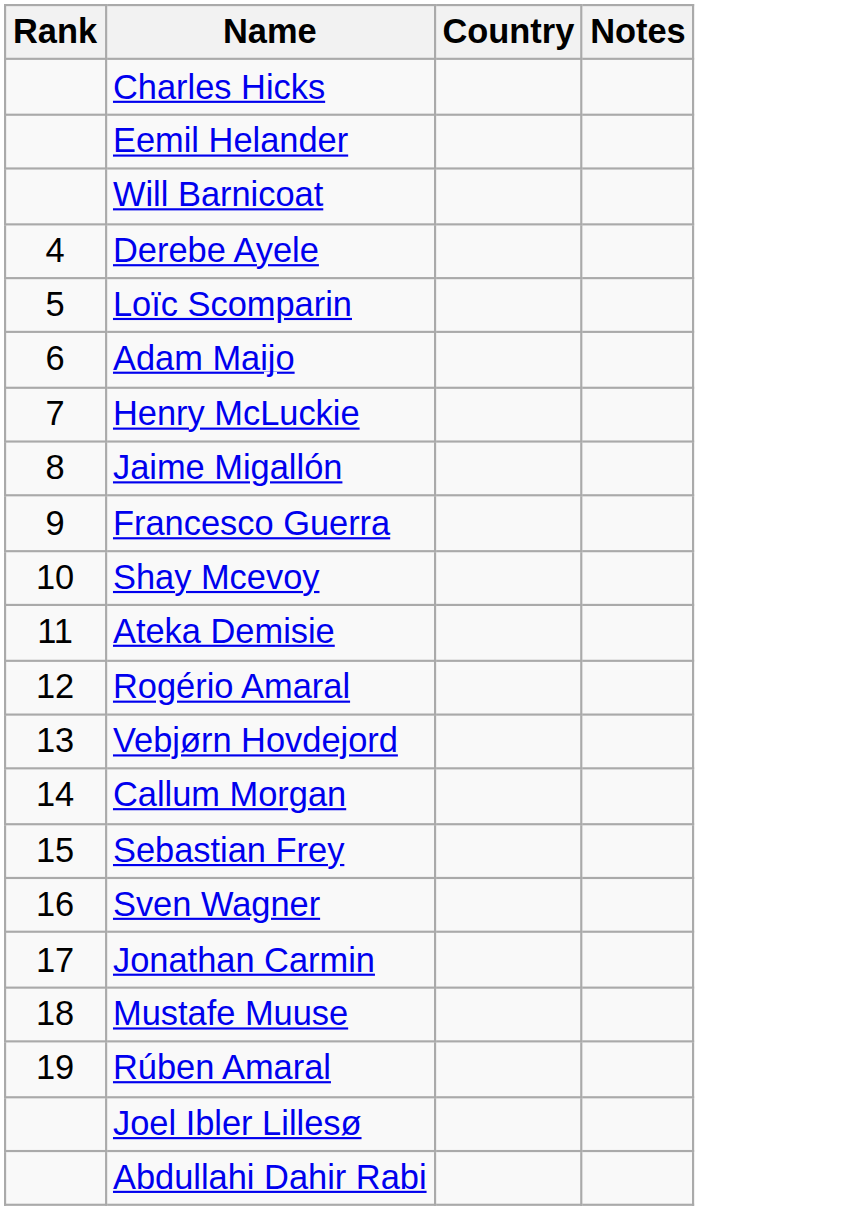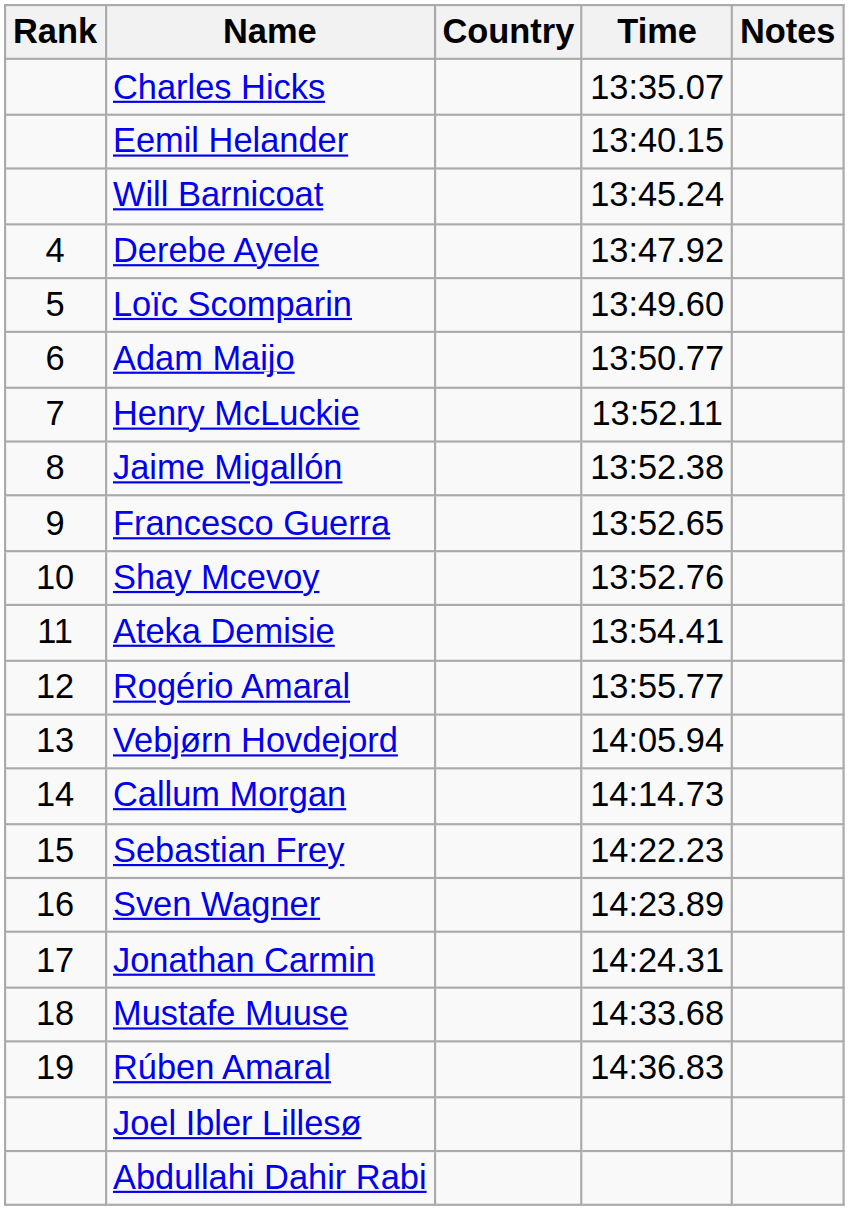+ column: (657, 31)
